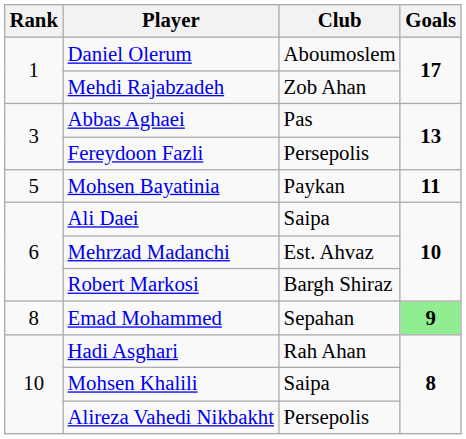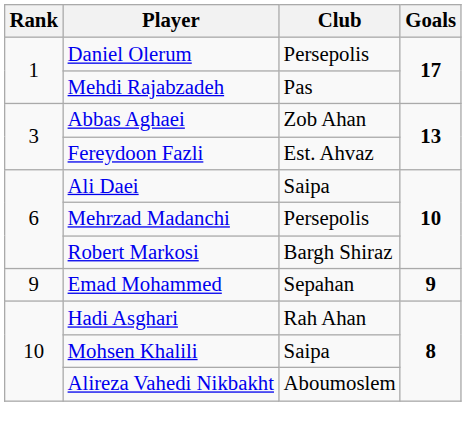(340, 53) Aboumoslem -> (326, 53) Persepolis
(325, 86) Zob Ahan -> (298, 86) Pas
(298, 119) Pas -> (325, 119) Zob Ahan
(326, 152) Persepolis -> (329, 152) Est. Ahvaz
- row: (144, 185)
(329, 251) Est. Ahvaz -> (326, 218) Persepolis
(34, 317) 8 -> (34, 284) 9
(431, 317) lightgreen background -> (431, 284) no background
(326, 416) Persepolis -> (340, 383) Aboumoslem
